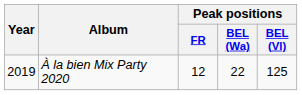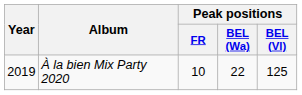(198, 72) 12 -> (198, 72) 10
